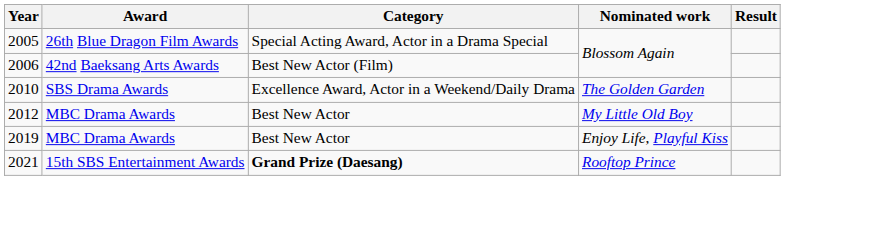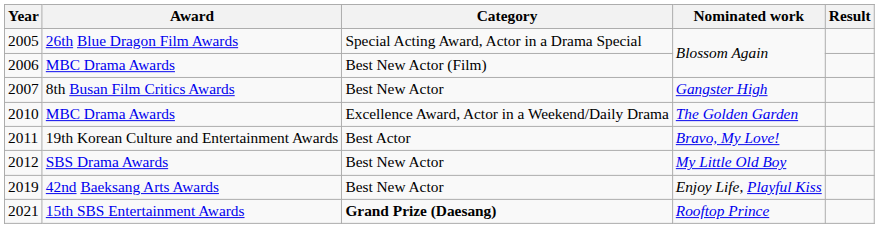(132, 65) 42nd Baeksang Arts Awards -> (110, 65) MBC Drama Awards
+ row: (23, 89)
(107, 89) SBS Drama Awards -> (110, 114) MBC Drama Awards
+ row: (23, 138)
(110, 114) MBC Drama Awards -> (107, 162) SBS Drama Awards
(110, 138) MBC Drama Awards -> (132, 187) 42nd Baeksang Arts Awards
